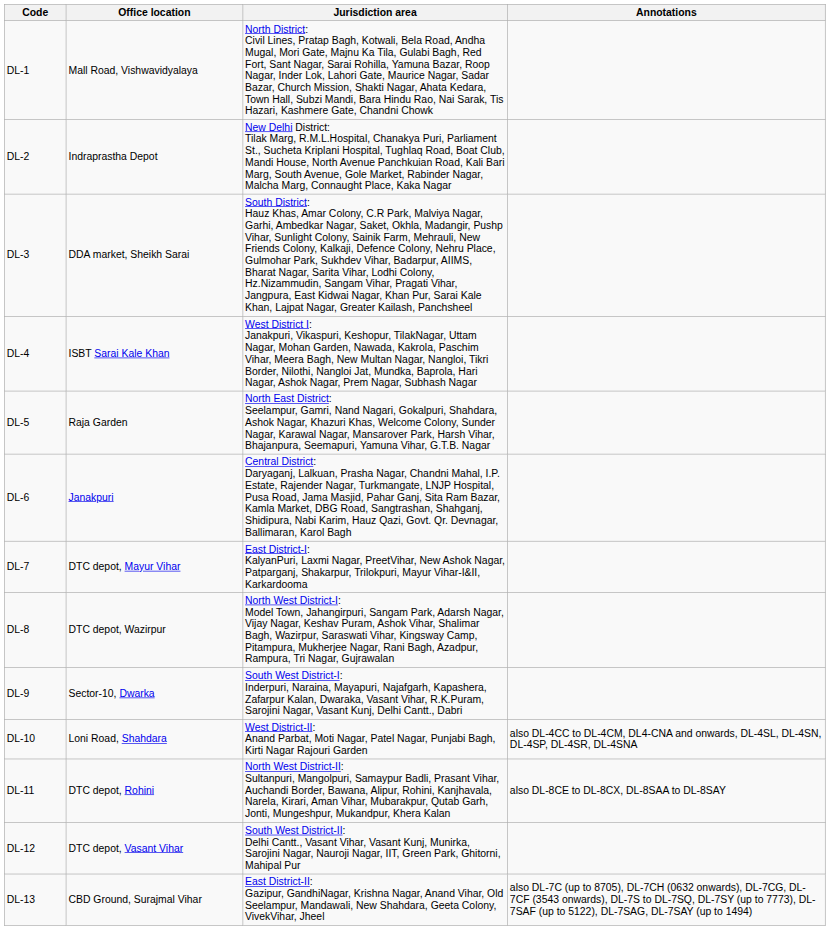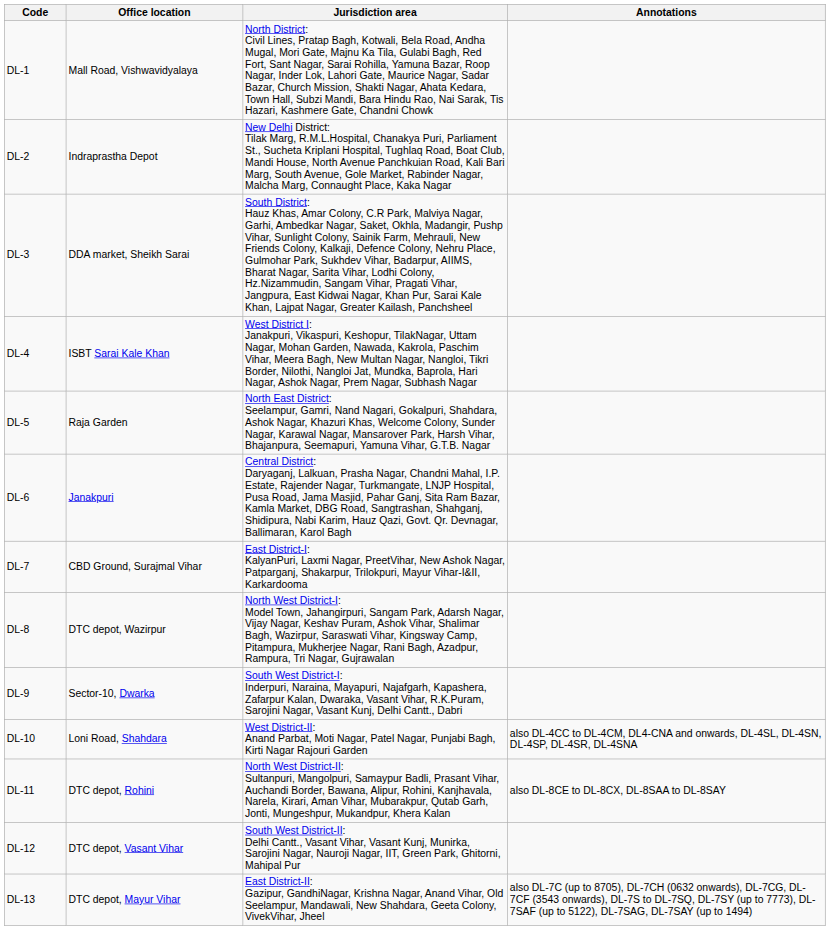(124, 566) DTC depot, Mayur Vihar -> (135, 566) CBD Ground, Surajmal Vihar
(135, 899) CBD Ground, Surajmal Vihar -> (124, 899) DTC depot, Mayur Vihar
